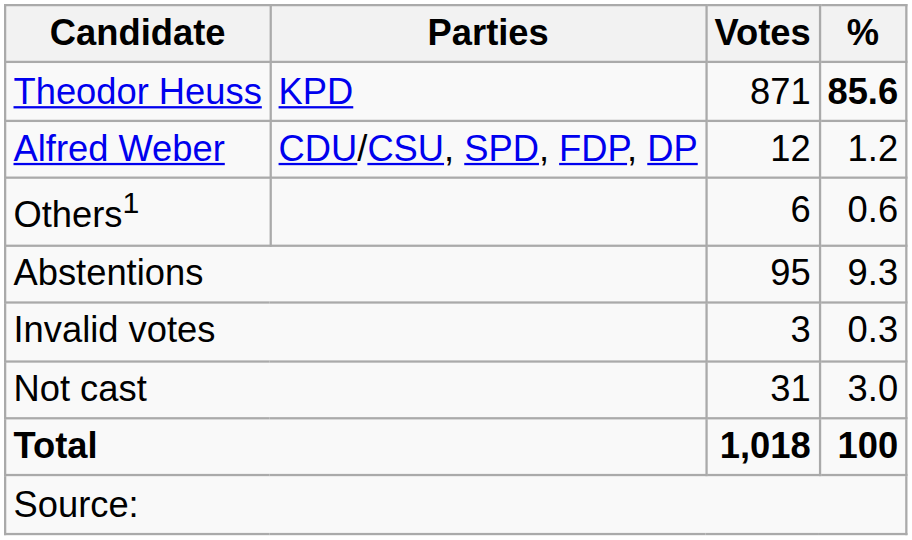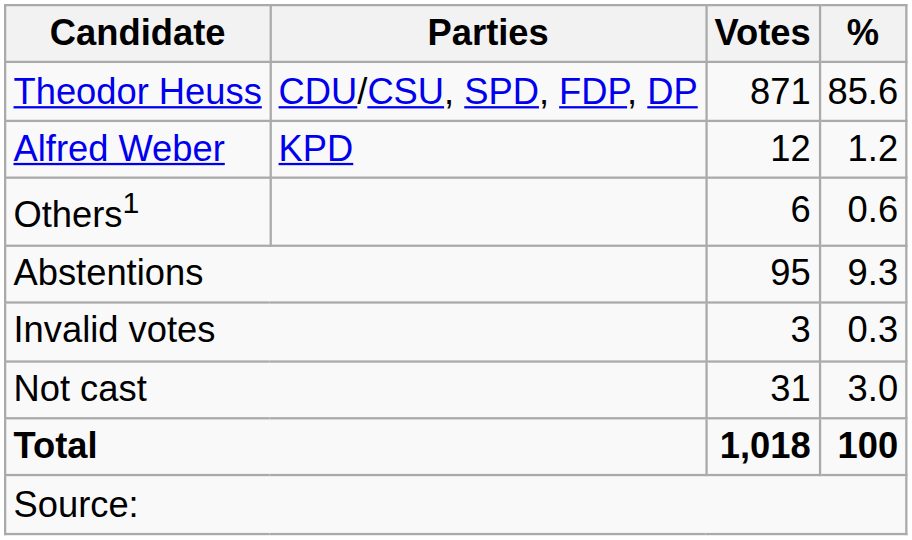(316, 90) KPD -> (488, 90) CDU/CSU, SPD, FDP, DP
(863, 90) bold -> (863, 90) normal
(488, 148) CDU/CSU, SPD, FDP, DP -> (316, 148) KPD
